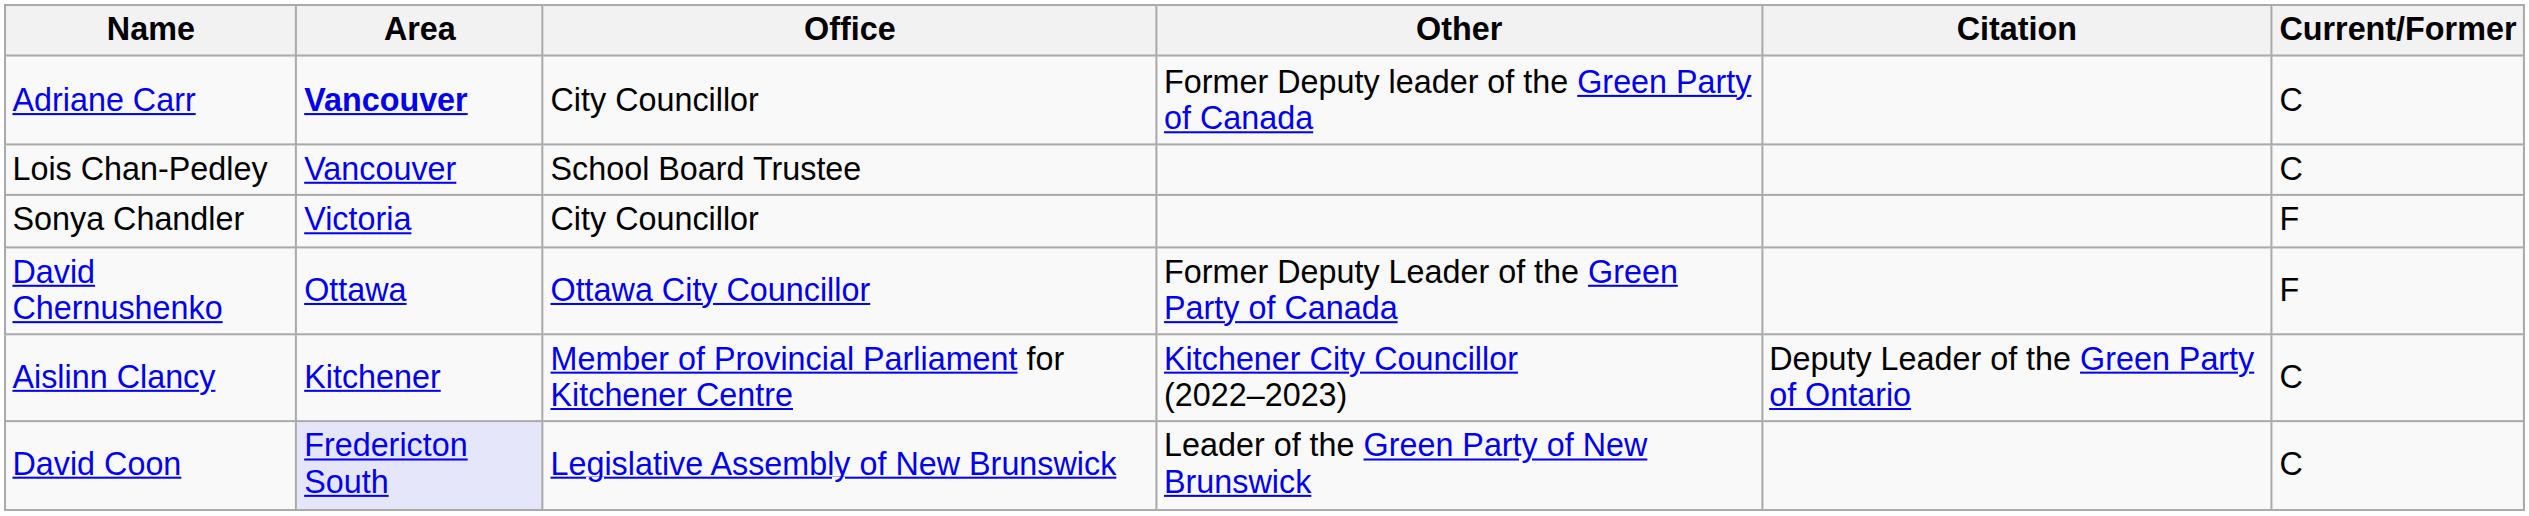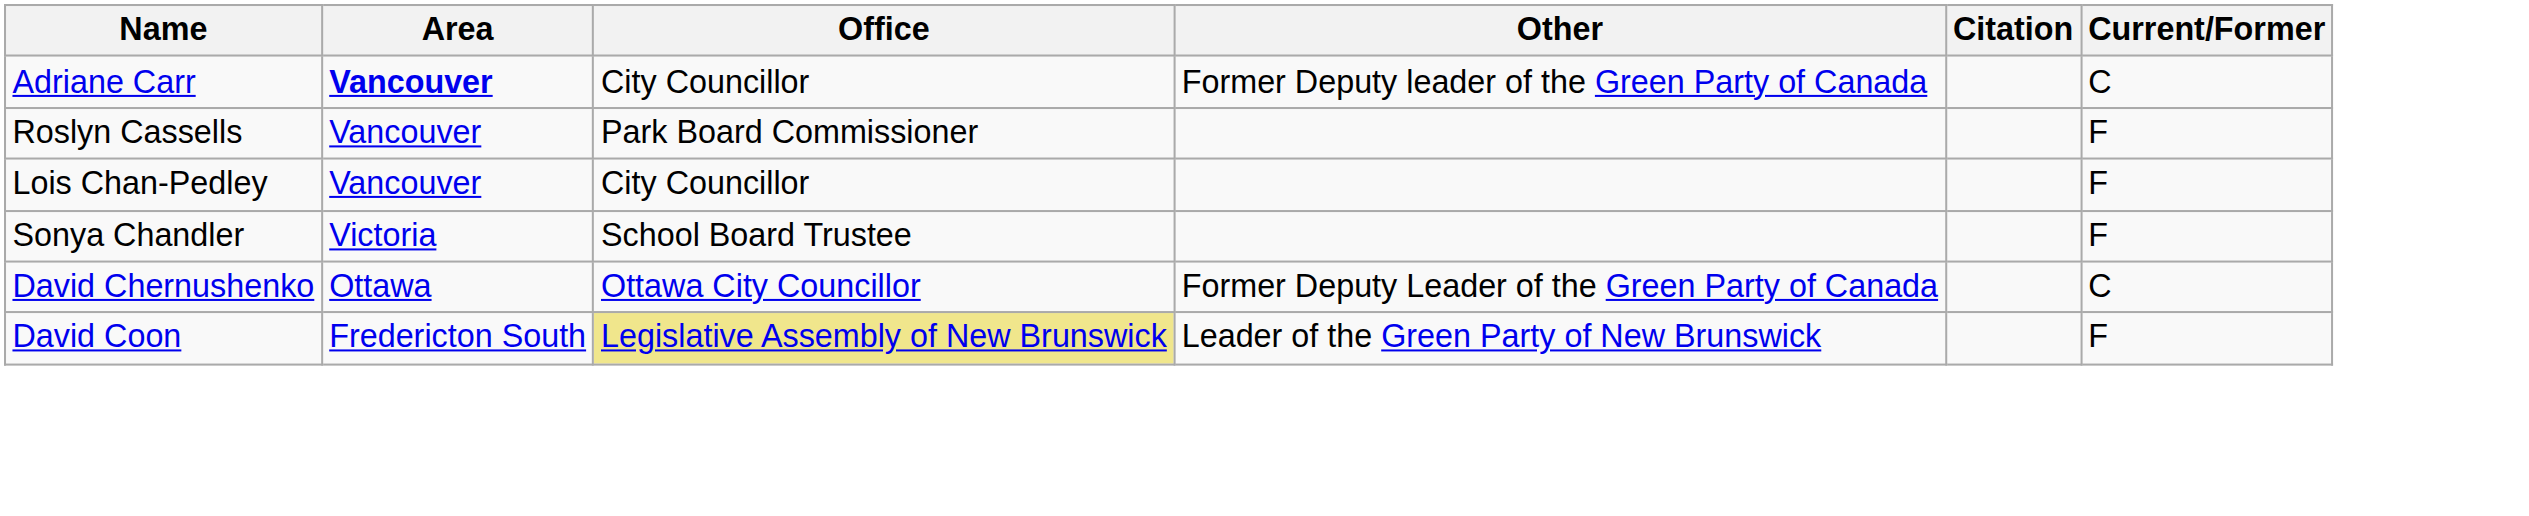+ row: (127, 132)
(706, 169) School Board Trustee -> (705, 183) City Councillor
(2291, 169) C -> (2098, 183) F
(655, 220) City Councillor -> (756, 235) School Board Trustee
(2289, 289) F -> (2100, 286) C
- row: (114, 377)
(386, 464) lavender background -> (458, 337) no background
(833, 464) no background -> (884, 337) khaki background
(2291, 464) C -> (2098, 337) F
